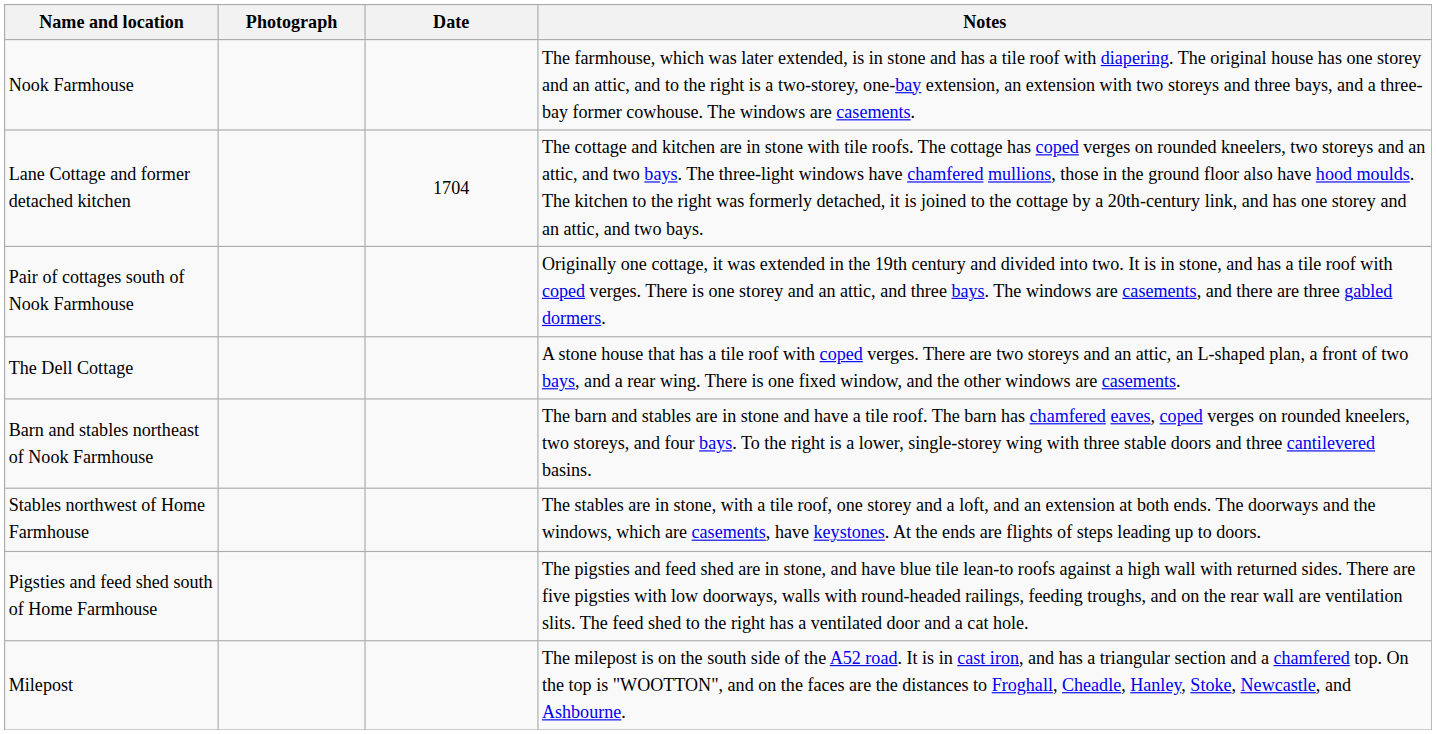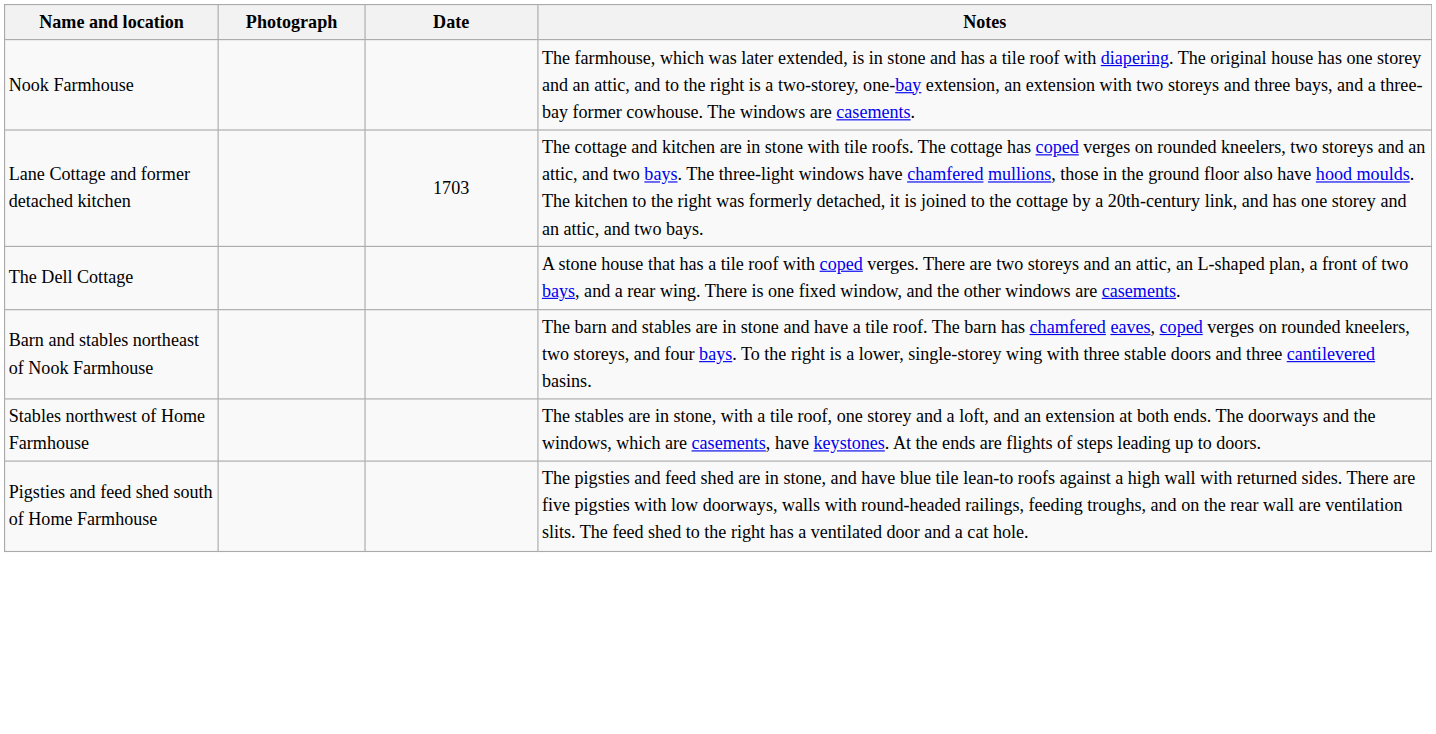(451, 188) 1704 -> (451, 188) 1703
- row: (97, 291)
- row: (41, 685)
